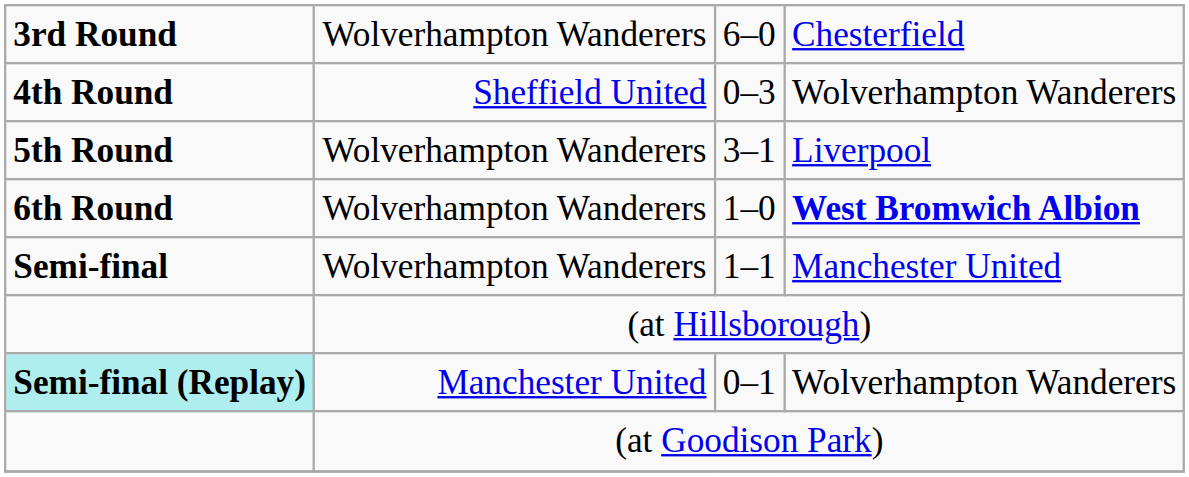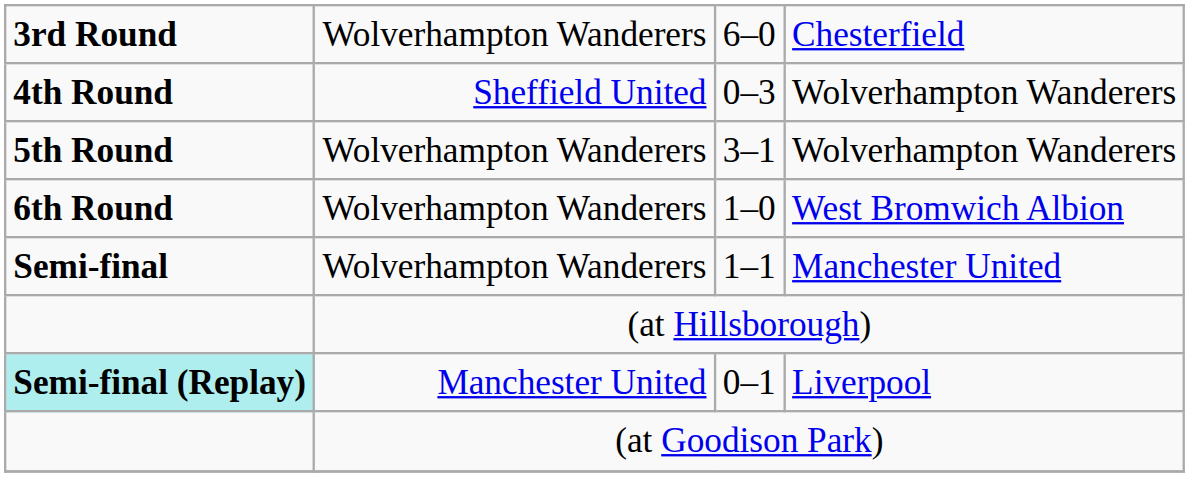(862, 150) Liverpool -> (984, 150) Wolverhampton Wanderers
(966, 208) bold -> (958, 208) normal
(984, 382) Wolverhampton Wanderers -> (862, 382) Liverpool
